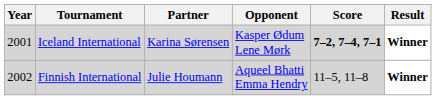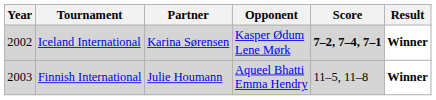(20, 42) 2001 -> (20, 42) 2002
(20, 77) 2002 -> (20, 77) 2003
